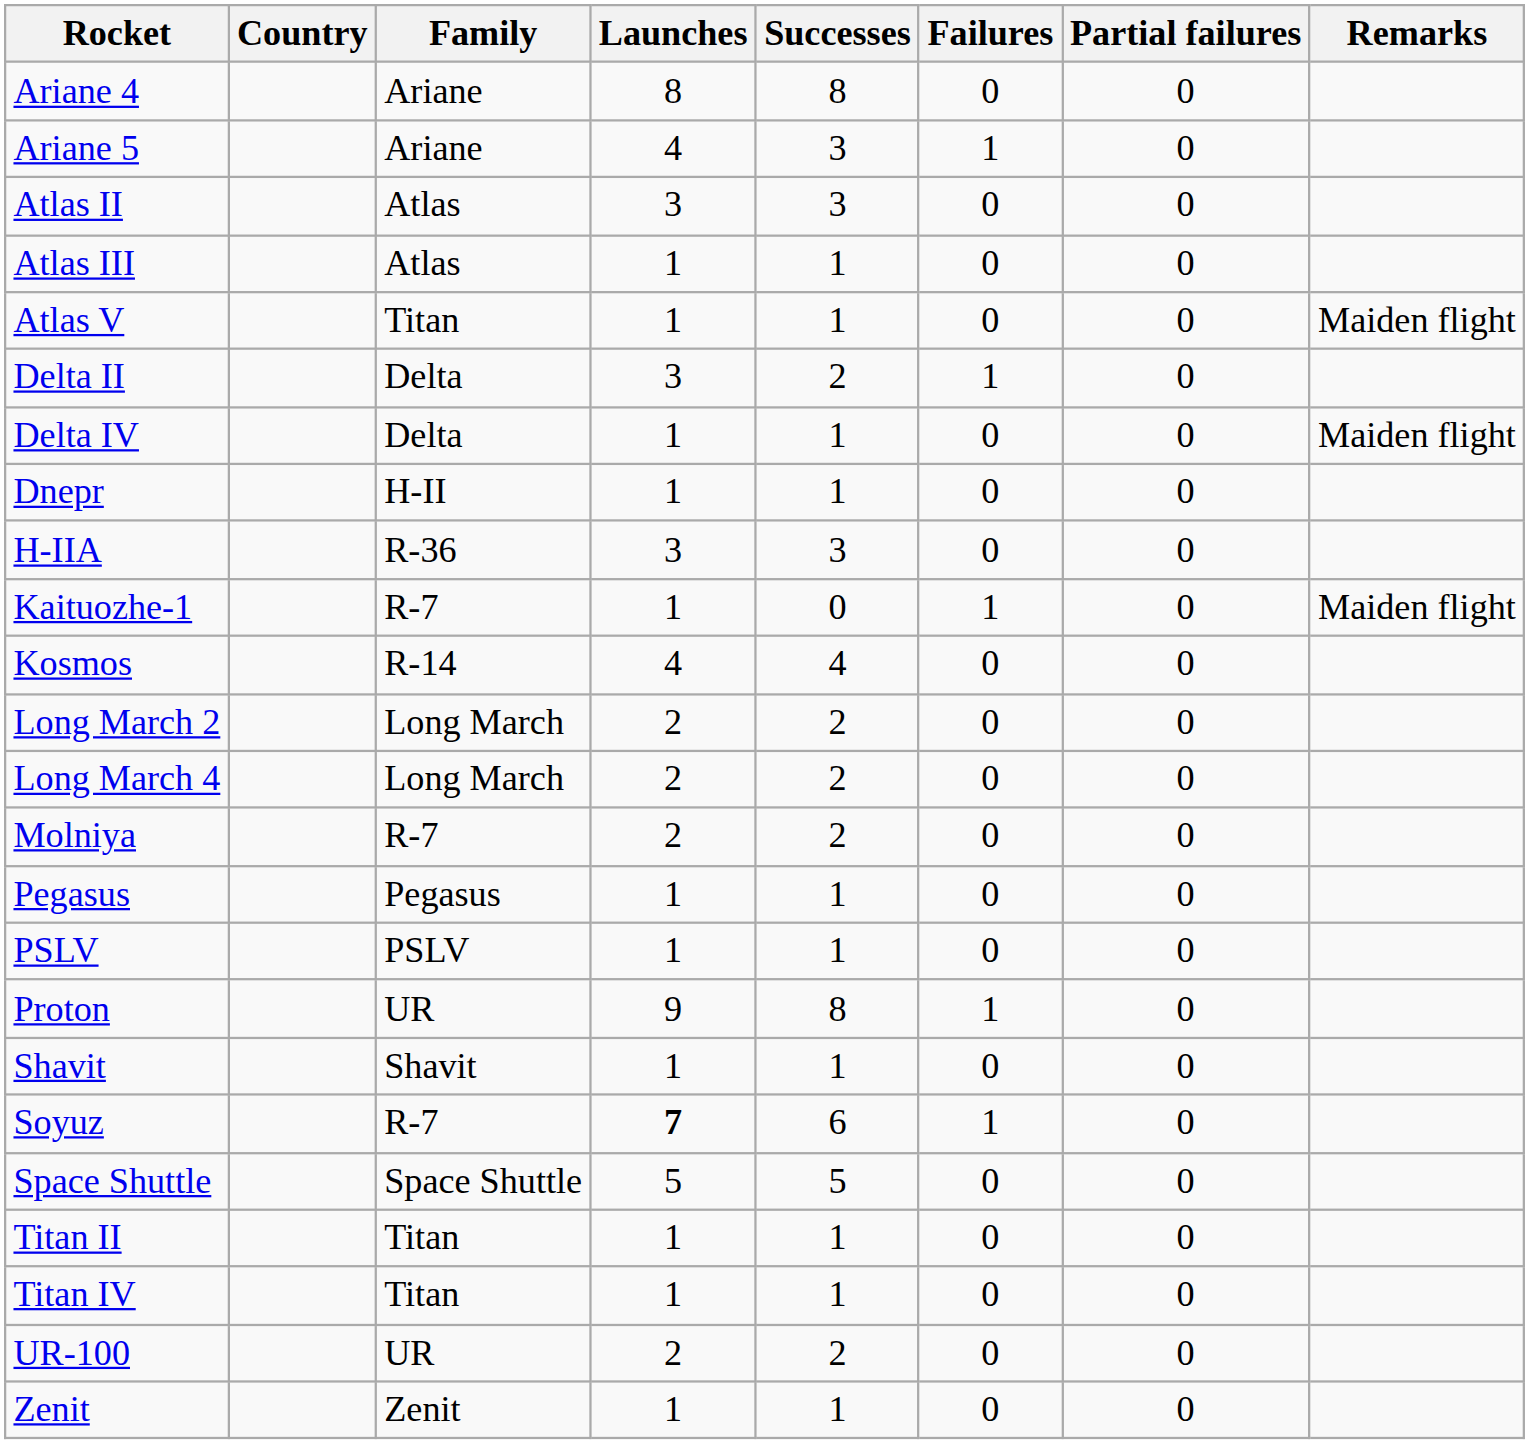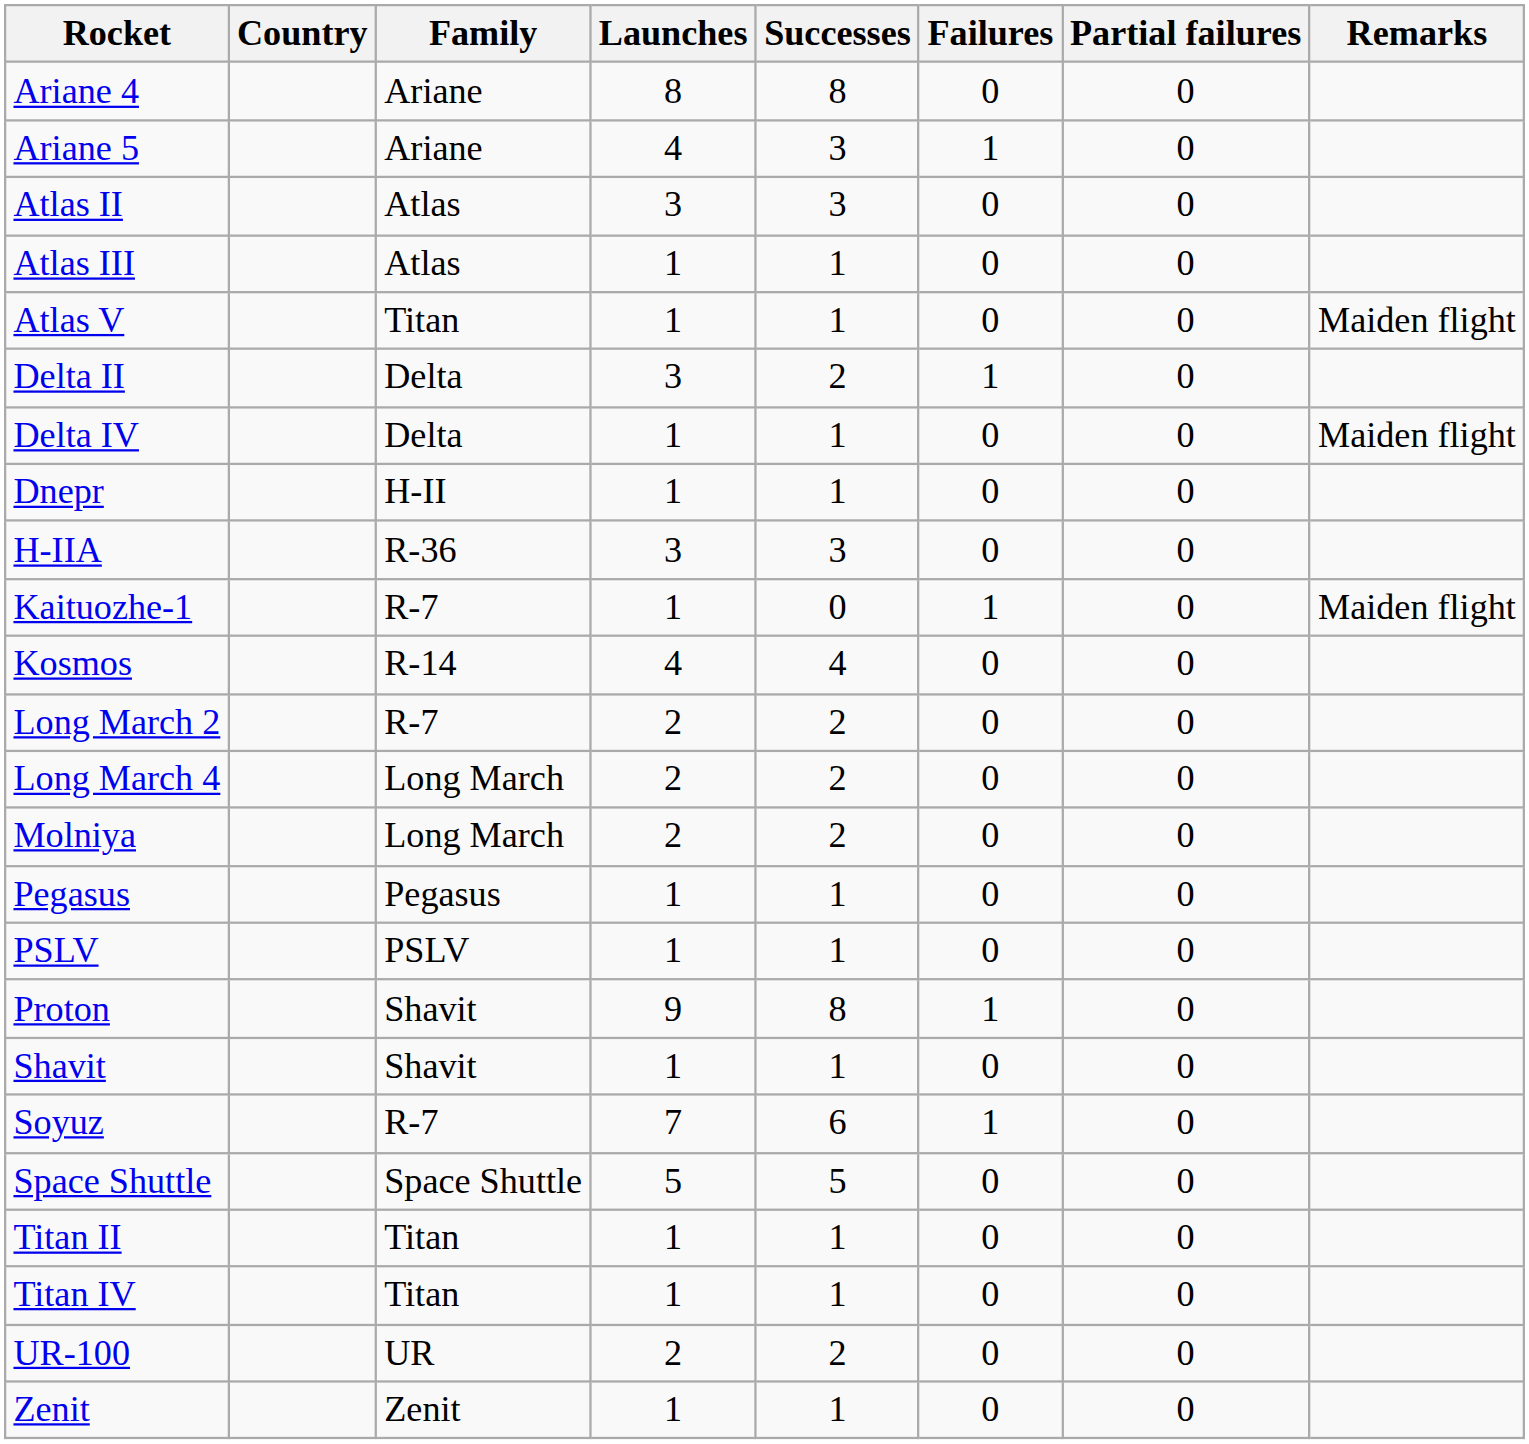(474, 721) Long March -> (411, 721) R-7
(411, 836) R-7 -> (474, 836) Long March
(409, 1008) UR -> (430, 1008) Shavit
(673, 1122) bold -> (673, 1122) normal
